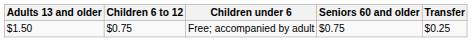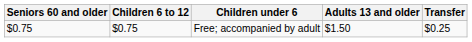columns swapped: (54, 12) <-> (369, 12)
